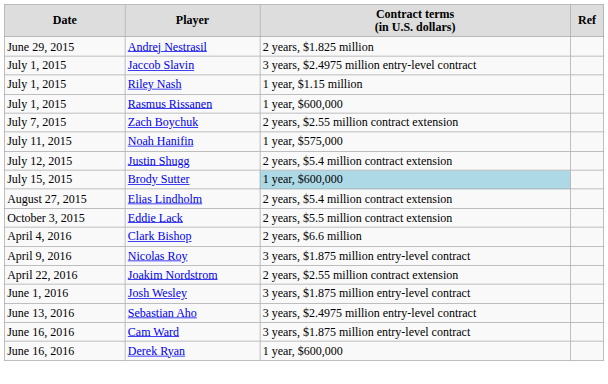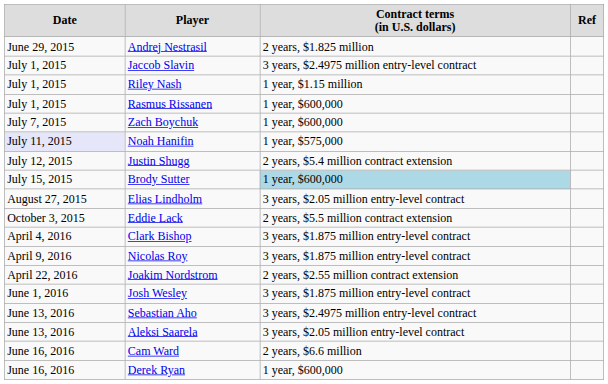(360, 122) 2 years, $2.55 million contract extension -> (303, 122) 1 year, $600,000
(39, 141) no background -> (39, 141) lavender background
(357, 198) 2 years, $5.4 million contract extension -> (363, 198) 3 years, $2.05 million entry-level contract
(312, 236) 2 years, $6.6 million -> (366, 236) 3 years, $1.875 million entry-level contract
+ row: (163, 332)
(366, 332) 3 years, $1.875 million entry-level contract -> (312, 351) 2 years, $6.6 million
